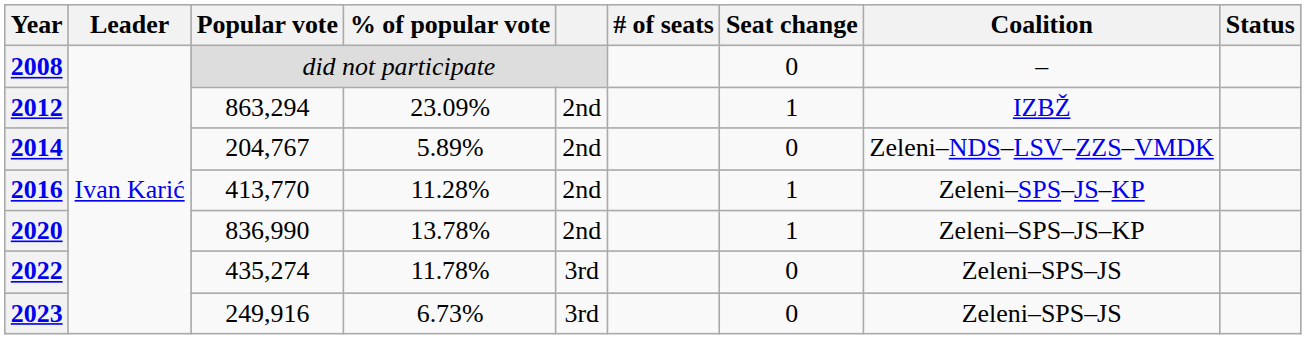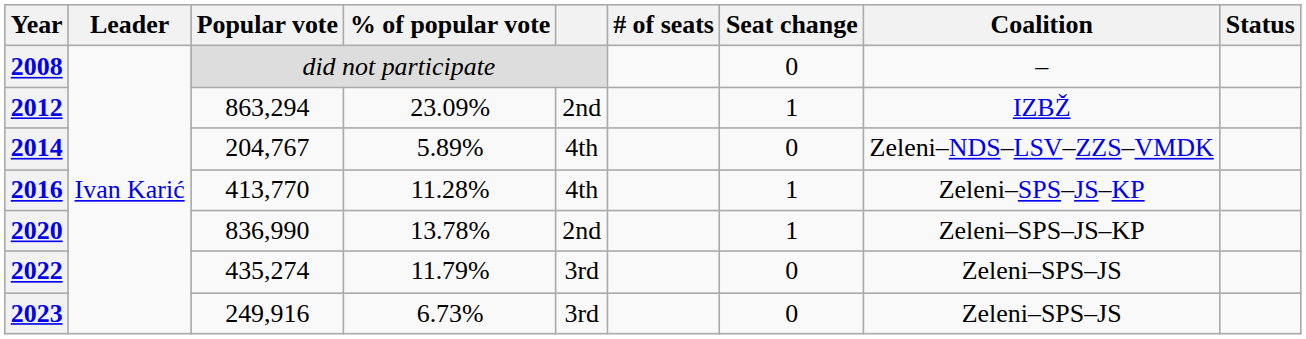(582, 148) 2nd -> (582, 148) 4th
(582, 189) 2nd -> (582, 189) 4th
(450, 271) 11.78% -> (450, 271) 11.79%
